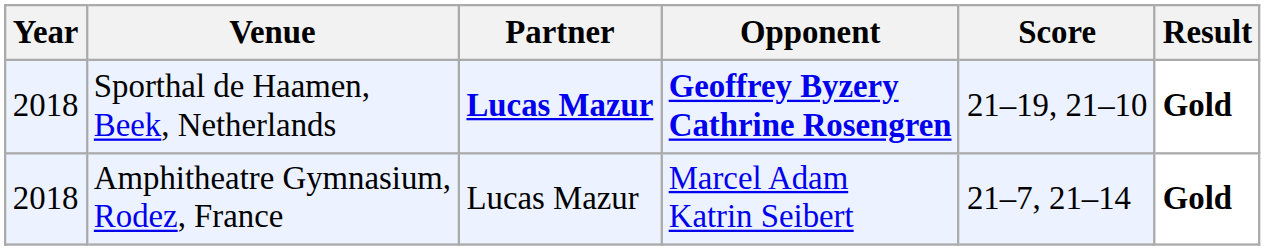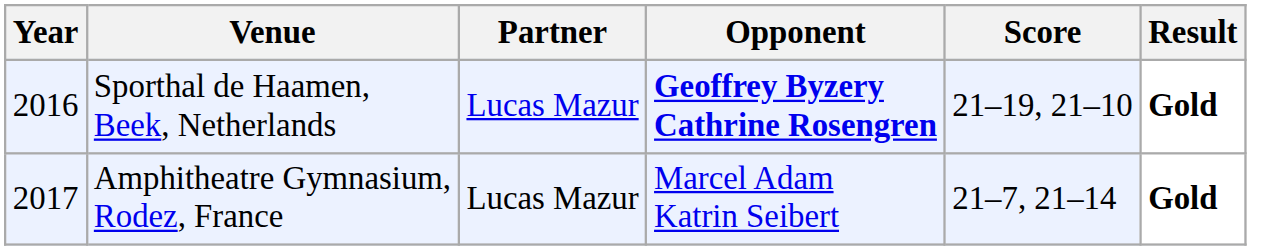(46, 105) 2018 -> (46, 105) 2016
(560, 105) bold -> (553, 105) normal
(46, 198) 2018 -> (46, 198) 2017
